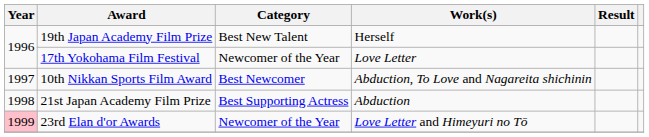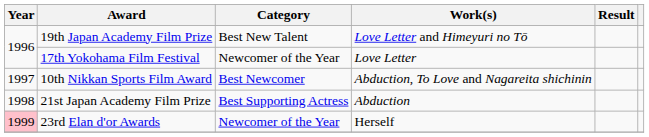(374, 36) Herself -> (441, 36) Love Letter and Himeyuri no Tō
(441, 121) Love Letter and Himeyuri no Tō -> (374, 121) Herself
